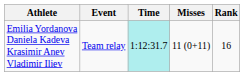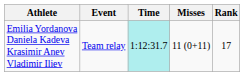(226, 46) 16 -> (226, 46) 17
